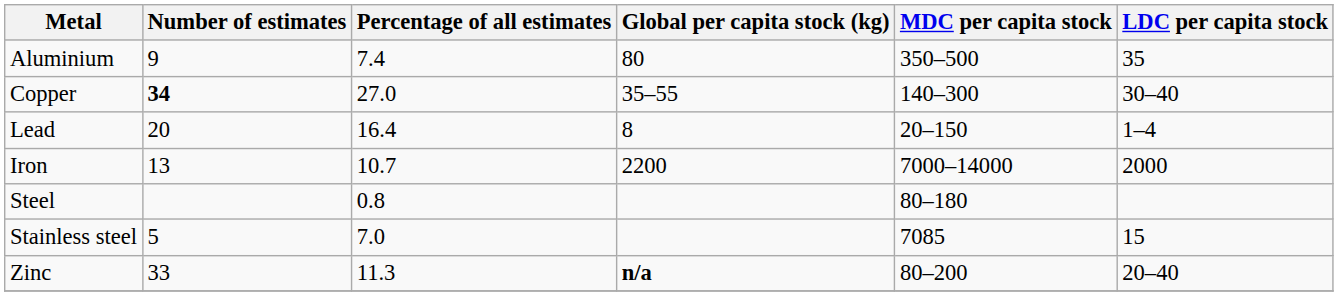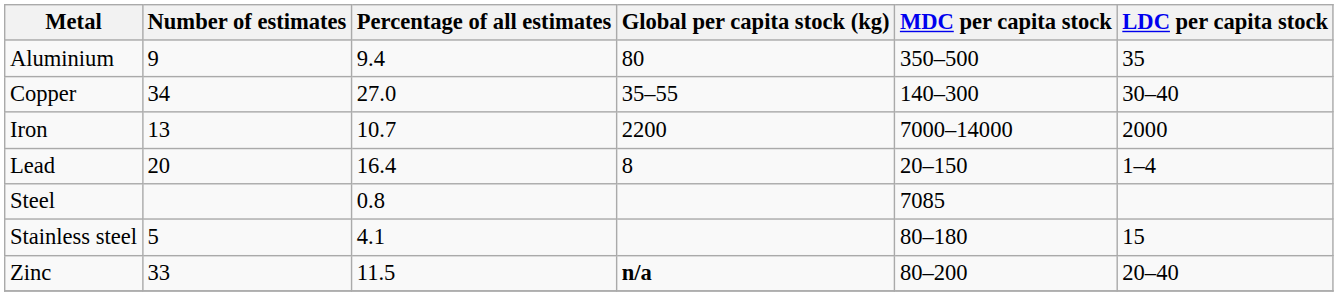(371, 58) 7.4 -> (371, 58) 9.4
(159, 93) bold -> (159, 93) normal
rows swapped: (29, 165) <-> (32, 129)
(934, 201) 80–180 -> (922, 201) 7085
(371, 237) 7.0 -> (371, 237) 4.1
(922, 237) 7085 -> (934, 237) 80–180
(376, 272) 11.3 -> (376, 272) 11.5
